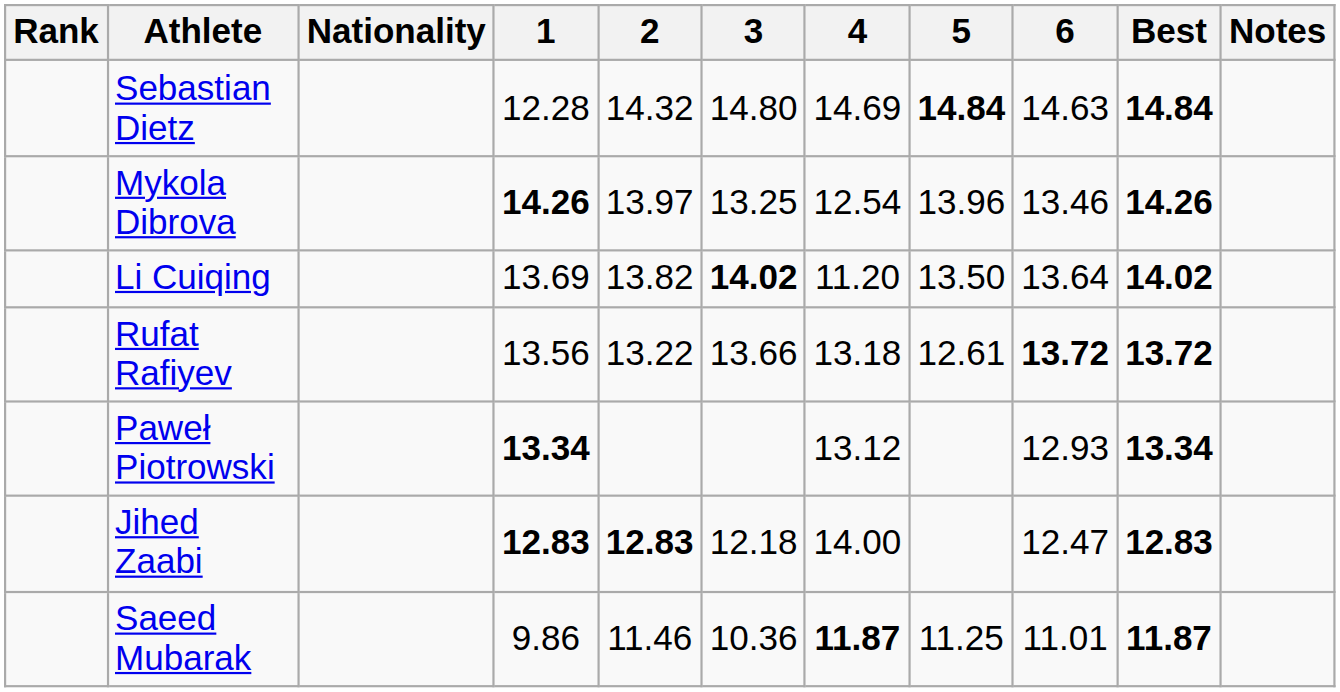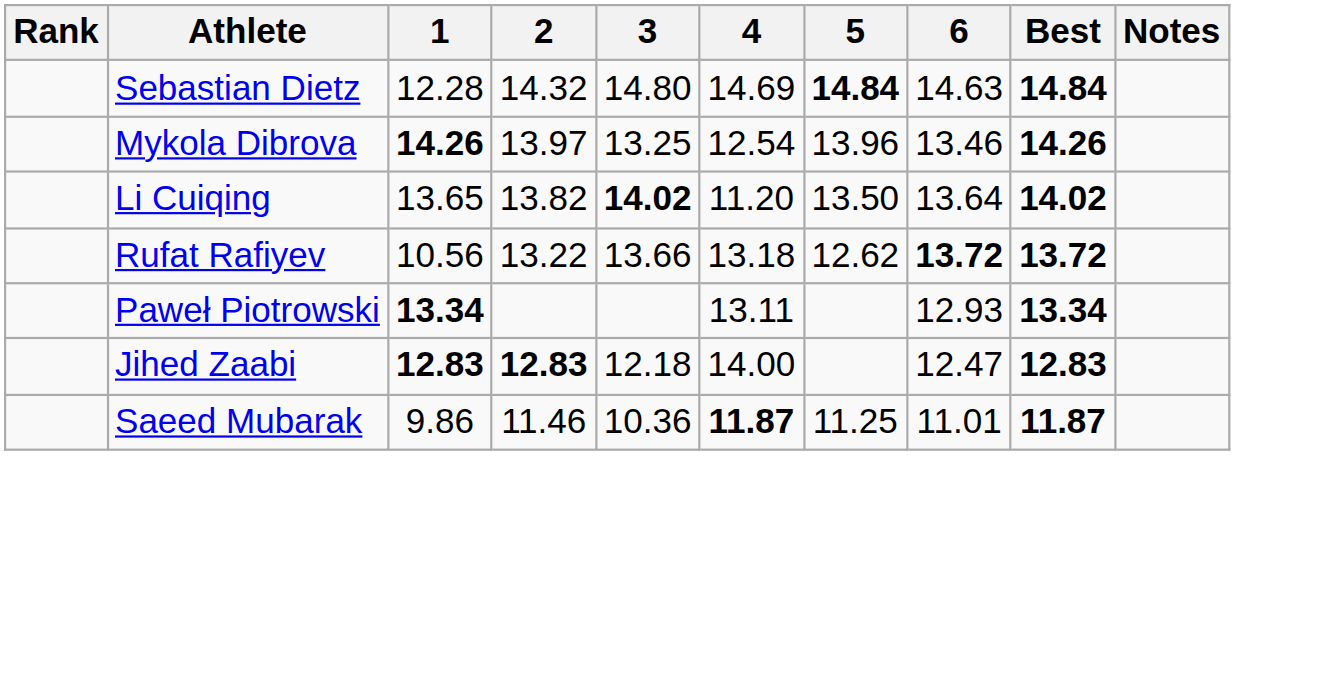- column: (396, 32)
(546, 277) 13.69 -> (440, 198) 13.65
(546, 353) 13.56 -> (440, 254) 10.56
(961, 353) 12.61 -> (855, 254) 12.62
(857, 448) 13.12 -> (751, 310) 13.11
